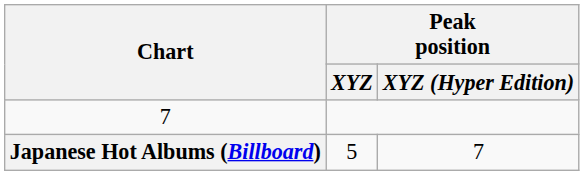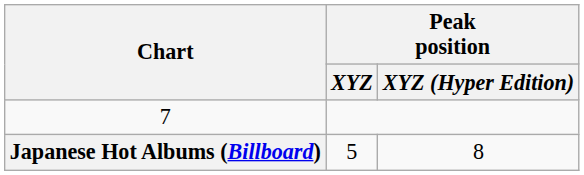(479, 151) 7 -> (479, 151) 8
